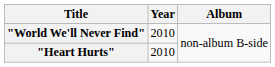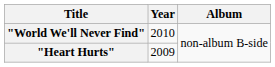(163, 52) 2010 -> (163, 52) 2009
